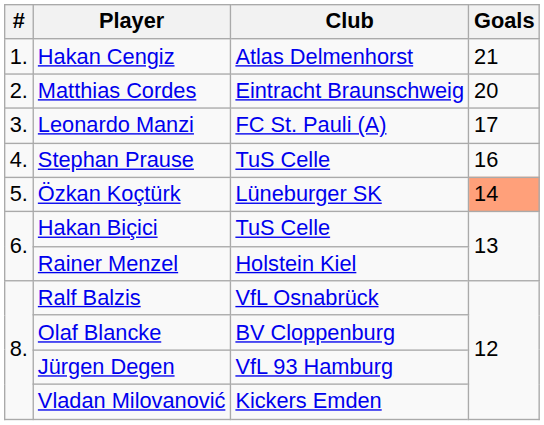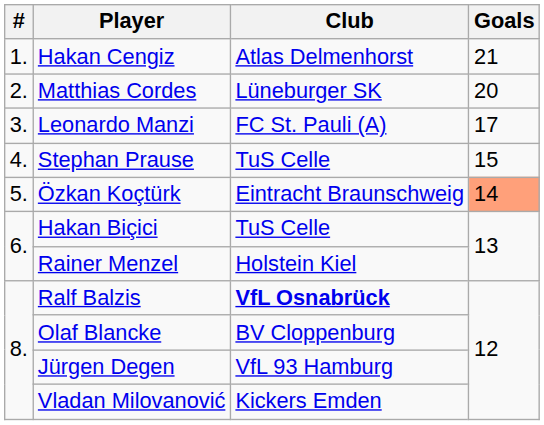(350, 90) Eintracht Braunschweig -> (309, 90) Lüneburger SK
(486, 159) 16 -> (486, 159) 15
(309, 194) Lüneburger SK -> (350, 194) Eintracht Braunschweig
(307, 297) normal -> (313, 297) bold
